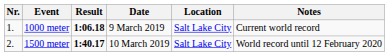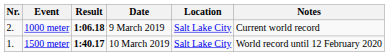(10, 28) 1. -> (10, 28) 2.
(10, 43) 2. -> (10, 43) 1.
